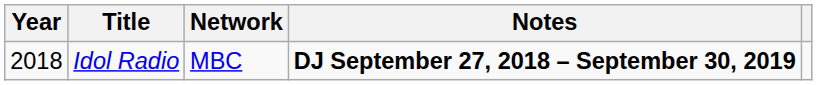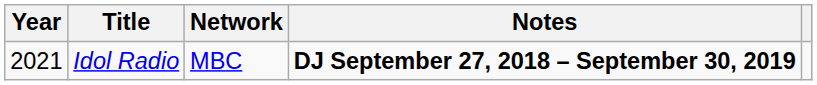(36, 60) 2018 -> (36, 60) 2021
